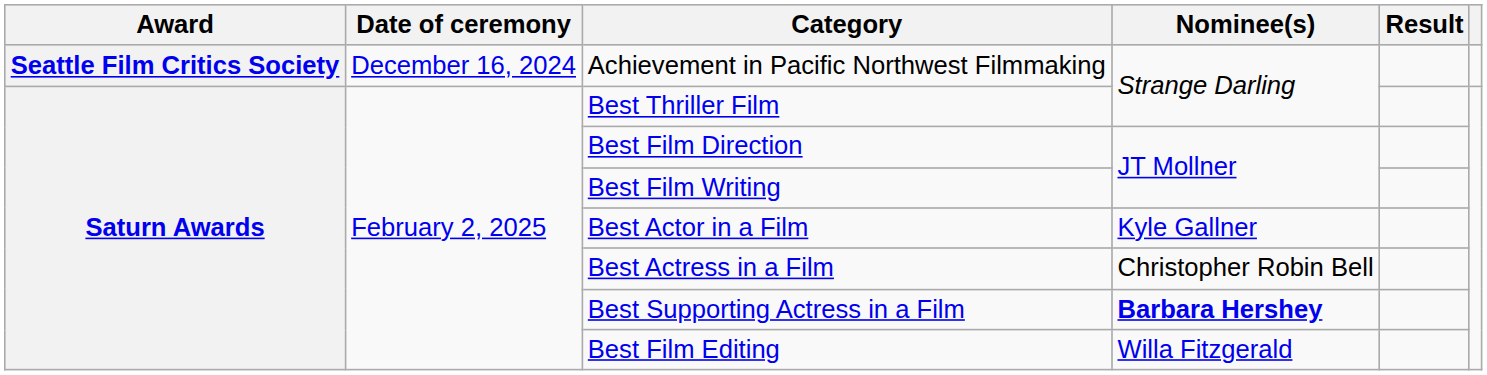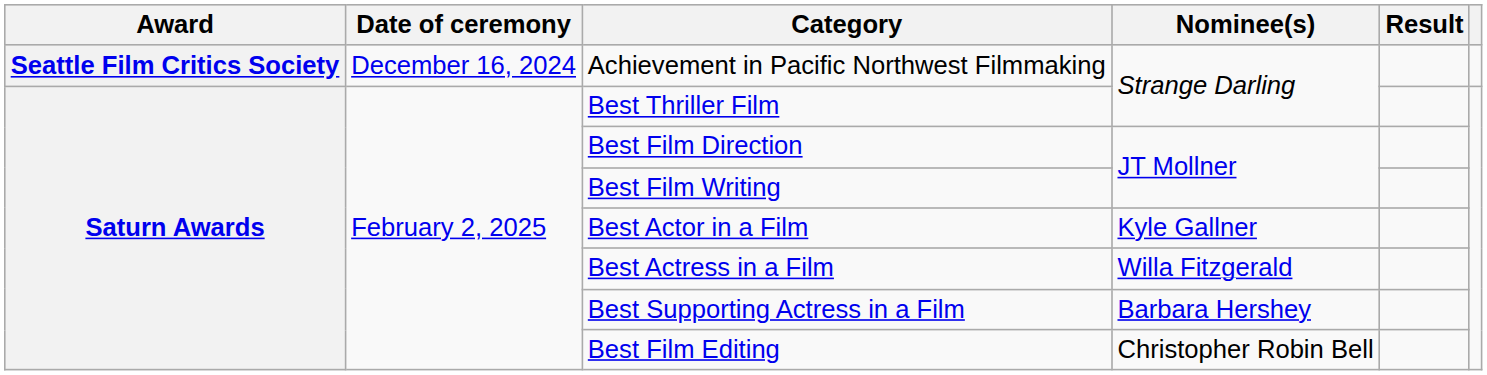(1246, 268) Christopher Robin Bell -> (1205, 268) Willa Fitzgerald
(1220, 308) bold -> (1214, 308) normal
(1205, 349) Willa Fitzgerald -> (1246, 349) Christopher Robin Bell
